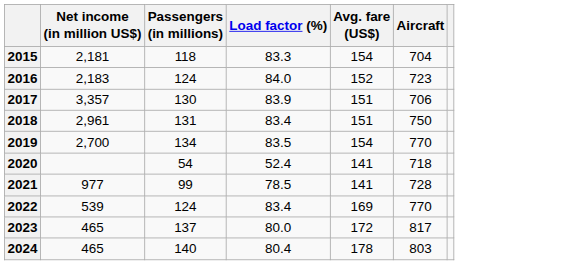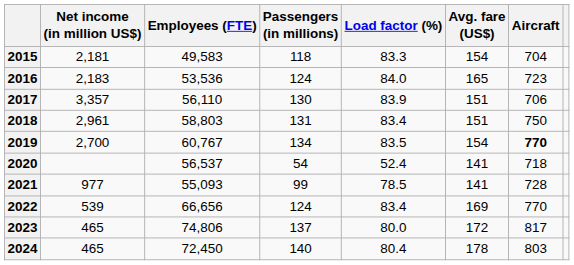+ column: (202, 25)
(362, 78) 152 -> (477, 78) 165
(420, 142) normal -> (536, 142) bold
